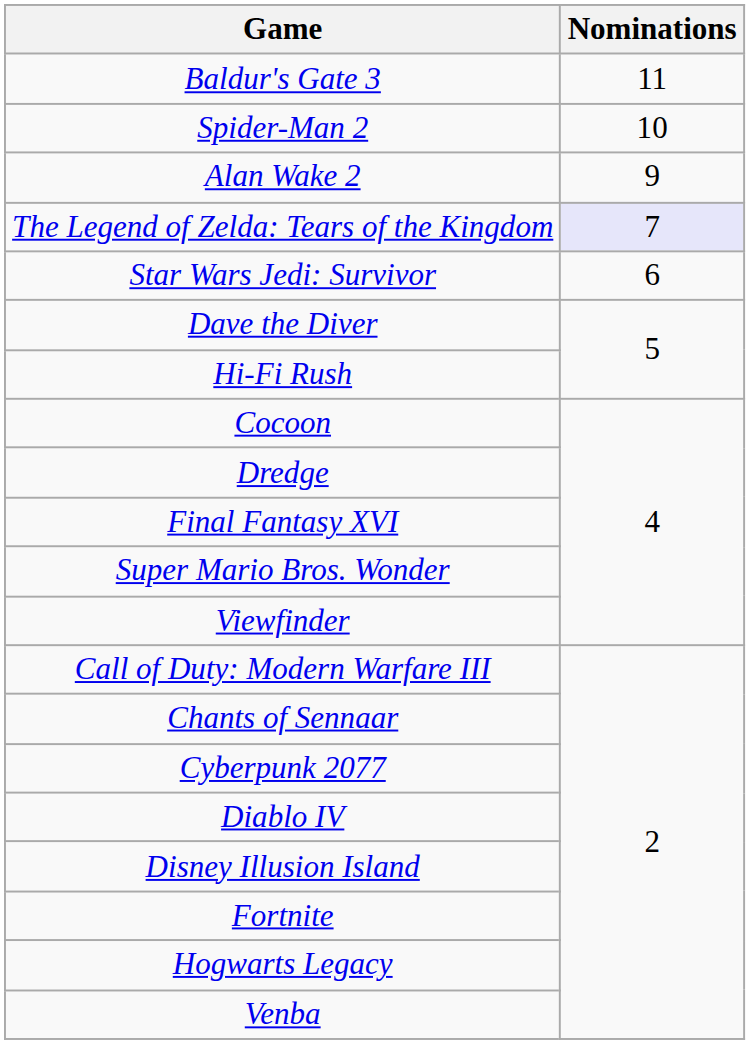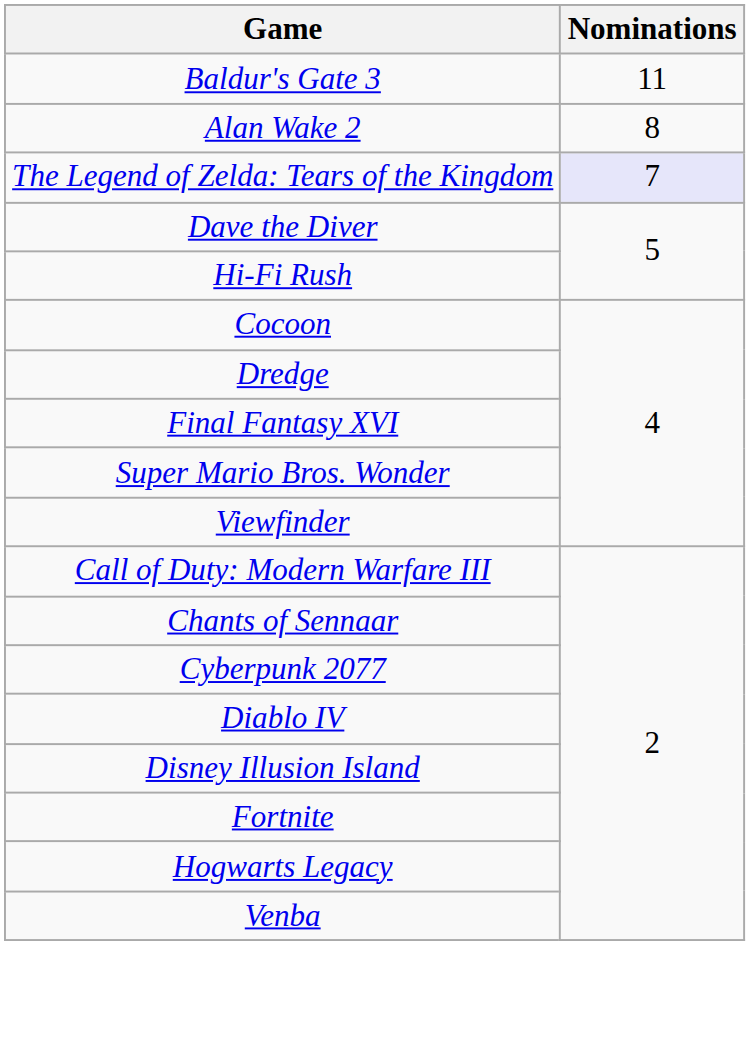- row: (283, 127)
(652, 176) 9 -> (652, 127) 8
- row: (283, 275)
